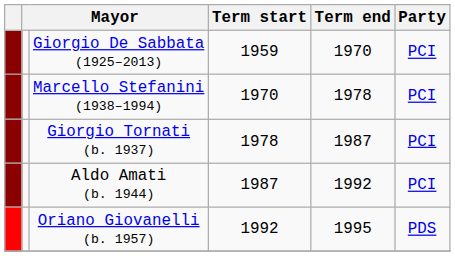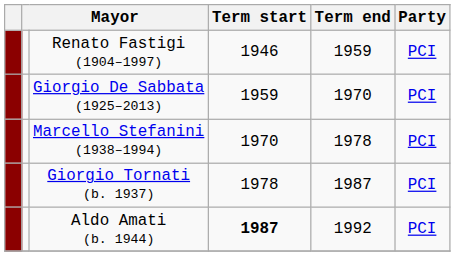+ row: (119, 52)
(259, 185) normal -> (259, 229) bold
- row: (119, 229)
